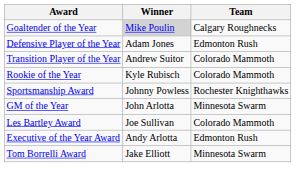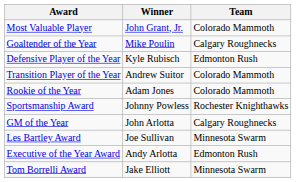+ row: (49, 28)
(150, 28) lightgrey background -> (150, 43) no background
(150, 43) Adam Jones -> (152, 59) Kyle Rubisch
(152, 75) Kyle Rubisch -> (150, 91) Adam Jones
(230, 106) Minnesota Swarm -> (235, 122) Calgary Roughnecks
(234, 122) Colorado Mammoth -> (230, 138) Minnesota Swarm
